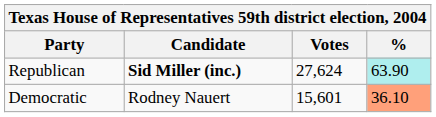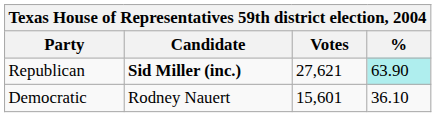(319, 71) 27,624 -> (319, 71) 27,621
(390, 97) lightsalmon background -> (390, 97) no background
